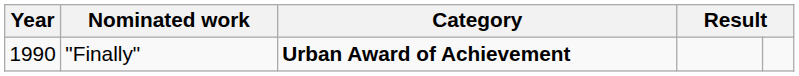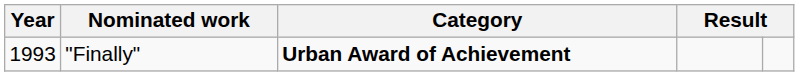(33, 53) 1990 -> (33, 53) 1993
